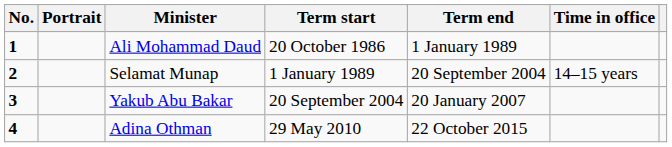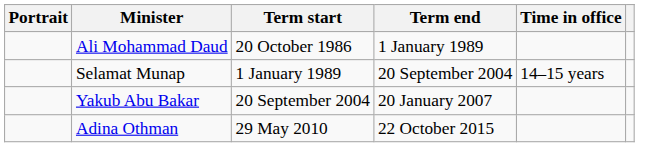- column: (21, 18)
